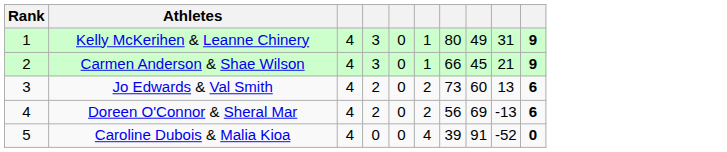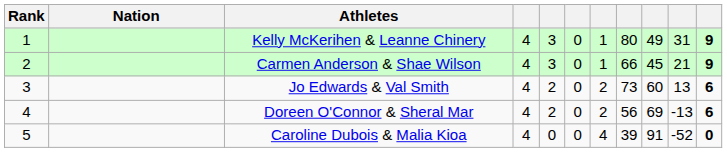+ column: (136, 16)
